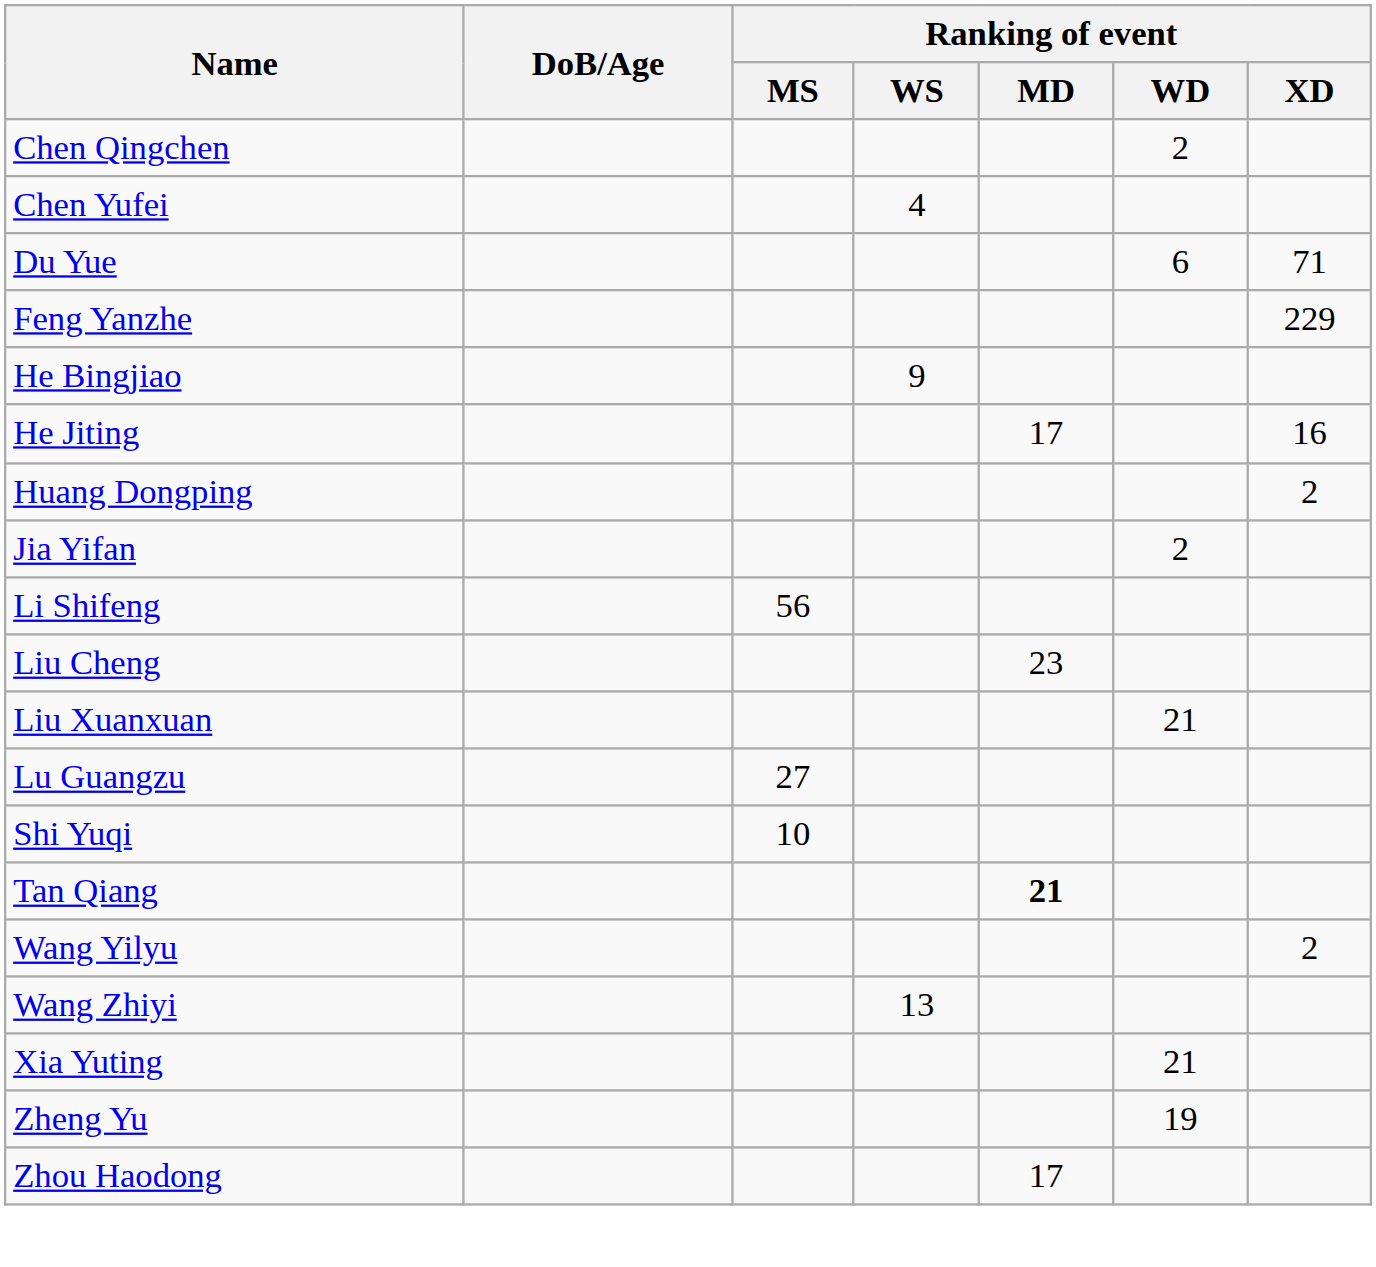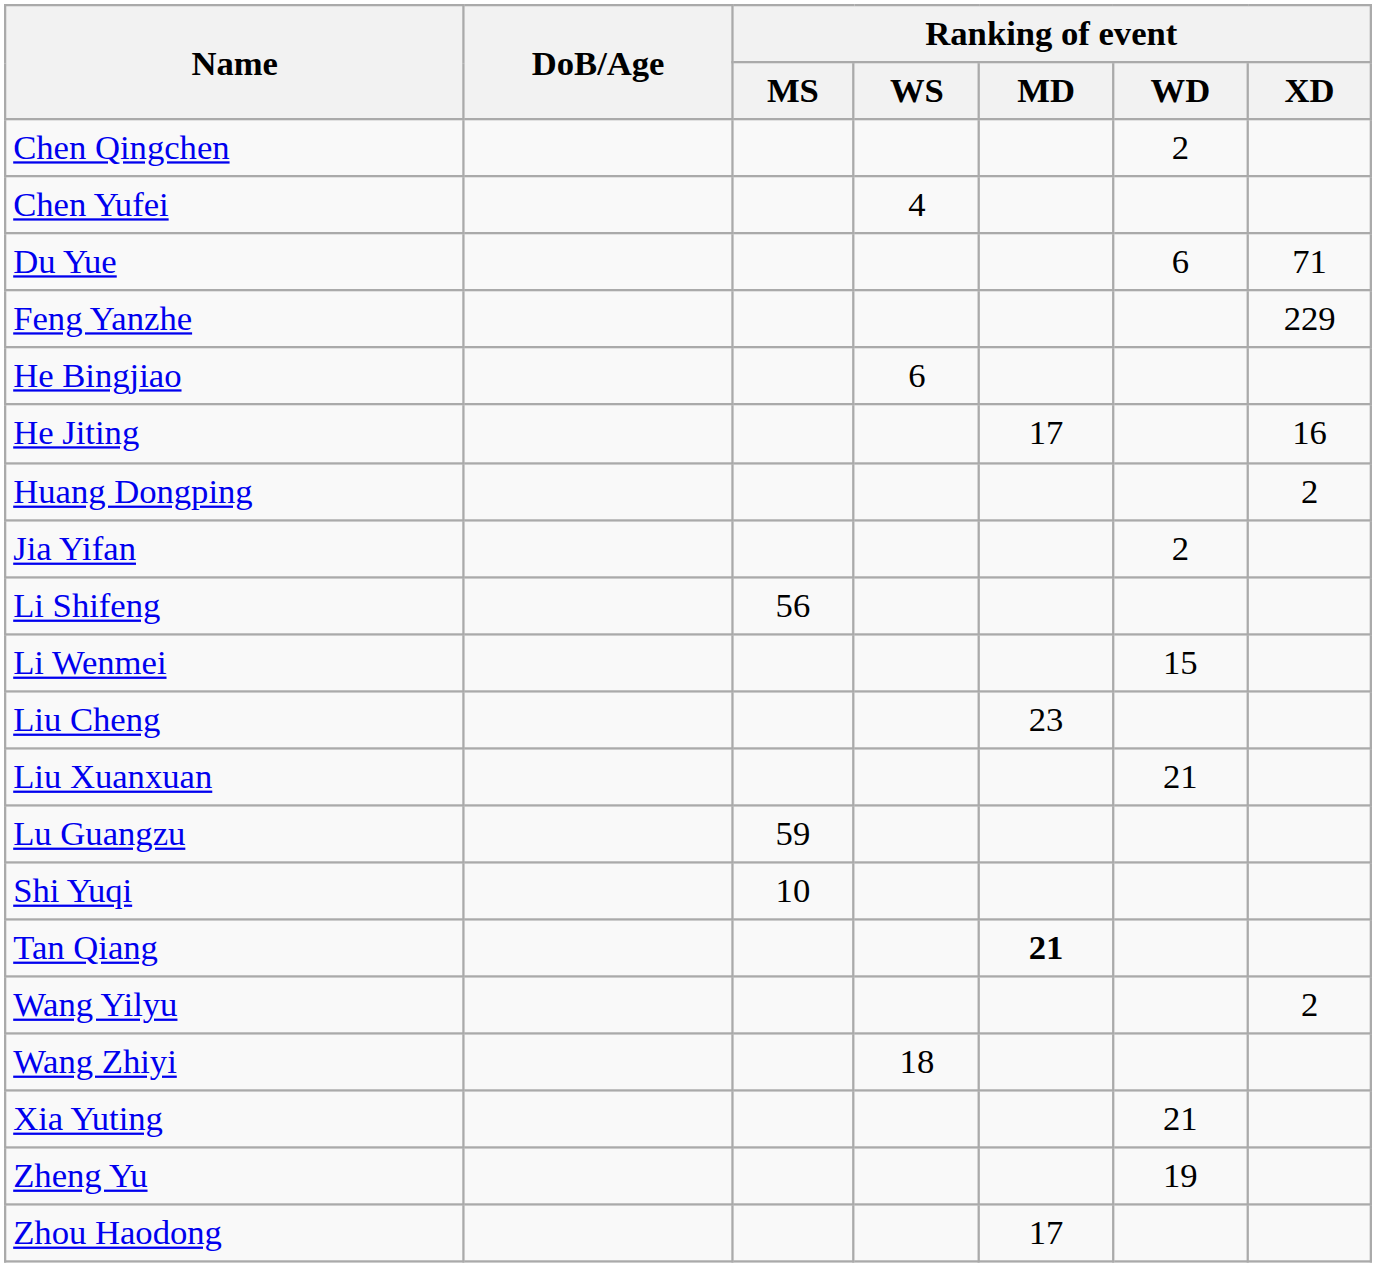(917, 376) 9 -> (917, 376) 6
+ row: (90, 661)
(793, 776) 27 -> (793, 833) 59
(917, 1004) 13 -> (917, 1061) 18
